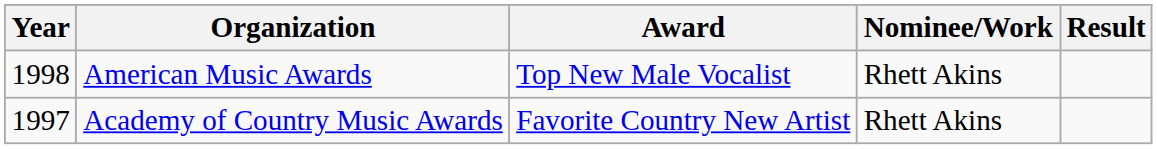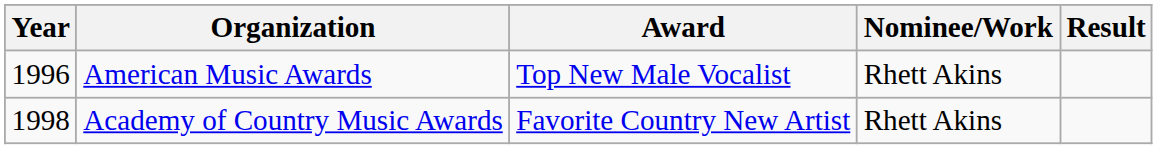(41, 73) 1998 -> (41, 73) 1996
(41, 119) 1997 -> (41, 119) 1998
